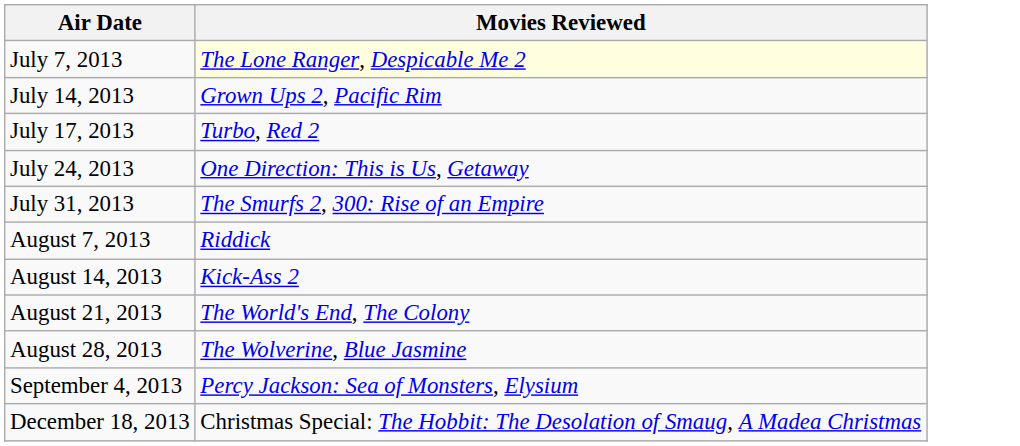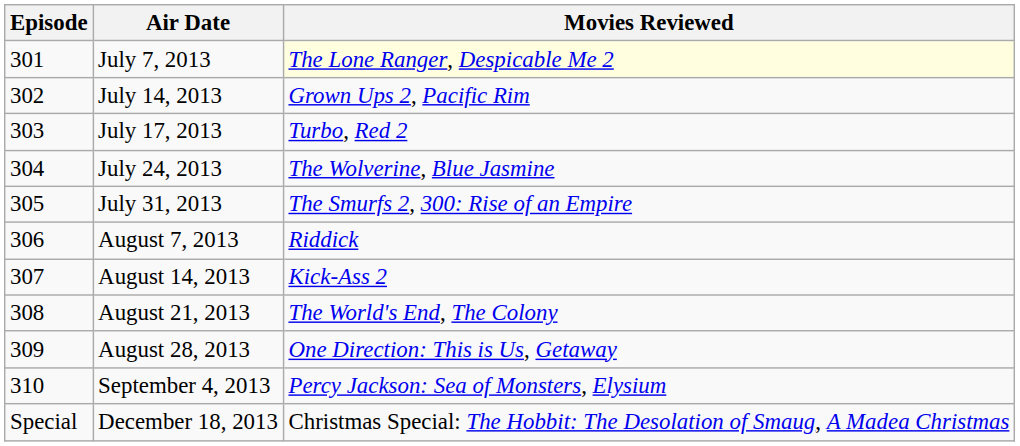+ column: (49, 22)
(365, 167) One Direction: This is Us, Getaway -> (421, 167) The Wolverine, Blue Jasmine
(333, 349) The Wolverine, Blue Jasmine -> (453, 349) One Direction: This is Us, Getaway
